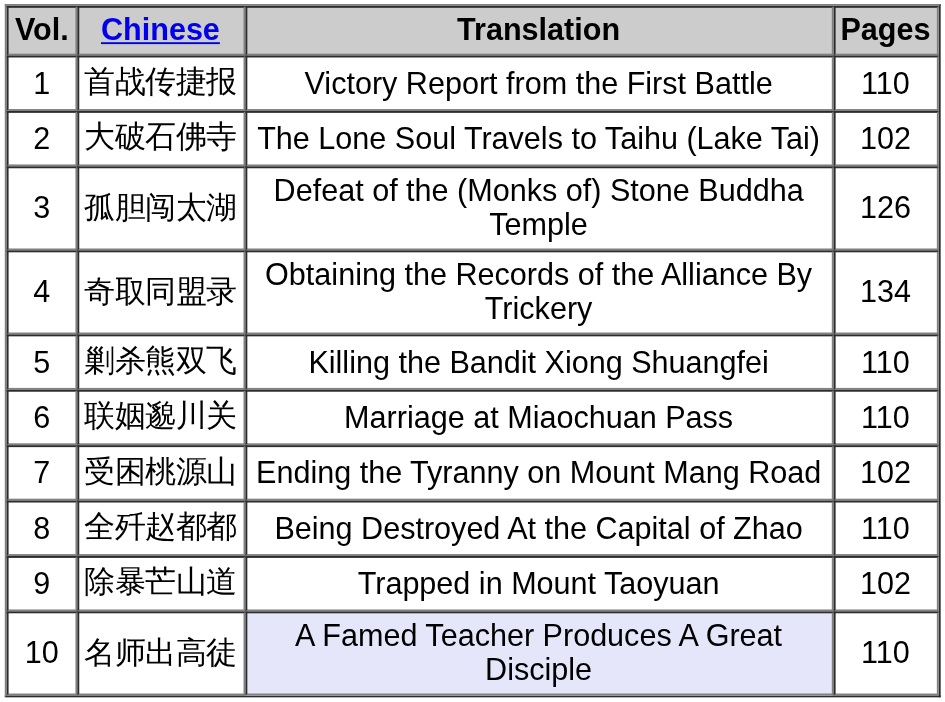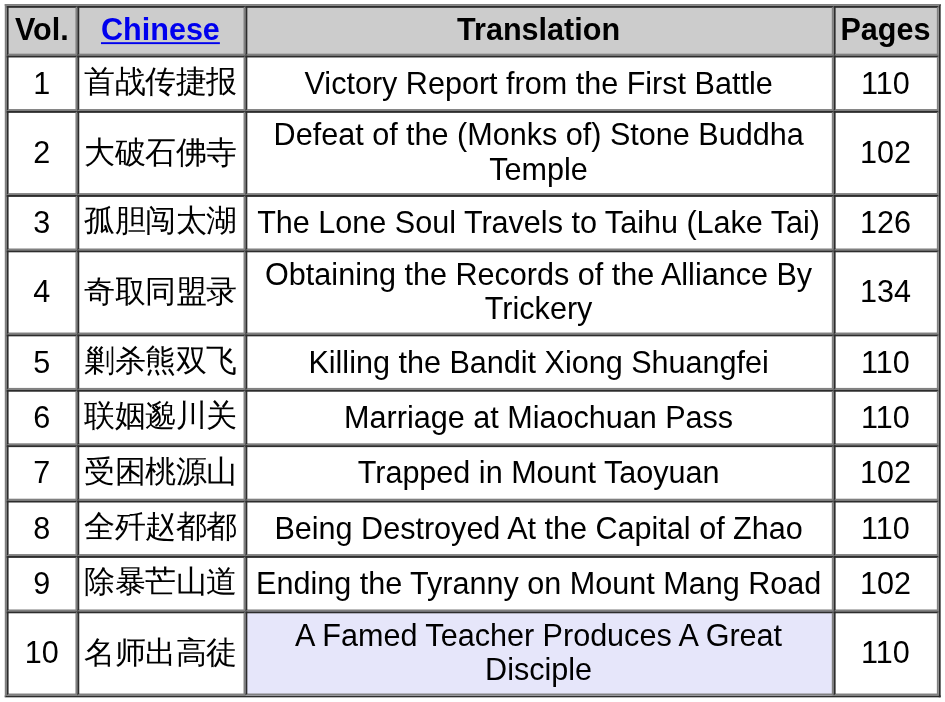(539, 138) The Lone Soul Travels to Taihu (Lake Tai) -> (539, 152) Defeat of the (Monks of) Stone Buddha Temple
(539, 207) Defeat of the (Monks of) Stone Buddha Temple -> (539, 222) The Lone Soul Travels to Taihu (Lake Tai)
(539, 472) Ending the Tyranny on Mount Mang Road -> (539, 472) Trapped in Mount Taoyuan
(539, 583) Trapped in Mount Taoyuan -> (539, 583) Ending the Tyranny on Mount Mang Road
